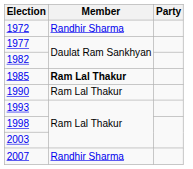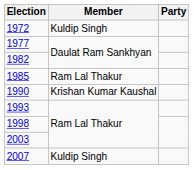(87, 28) Randhir Sharma -> (79, 28) Kuldip Singh
(88, 76) bold -> (86, 76) normal
(86, 92) Ram Lal Thakur -> (103, 92) Krishan Kumar Kaushal
(87, 156) Randhir Sharma -> (79, 156) Kuldip Singh
